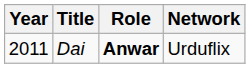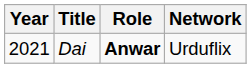(29, 48) 2011 -> (29, 48) 2021
